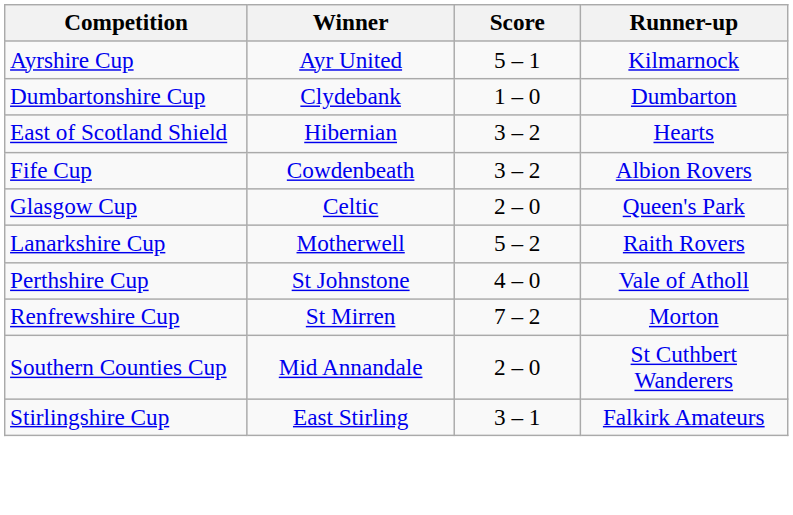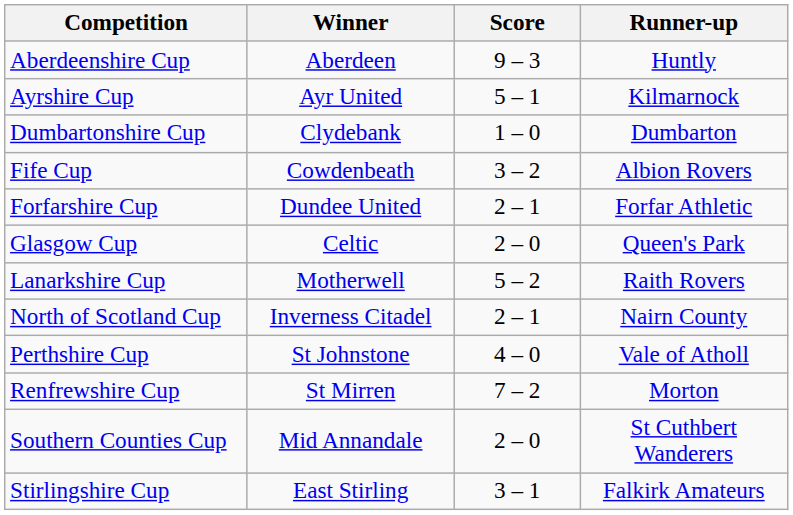+ row: (100, 59)
- row: (119, 133)
+ row: (84, 206)
+ row: (115, 317)
